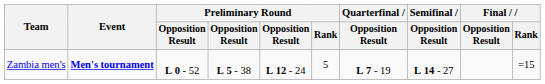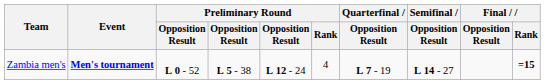(326, 65) 5 -> (326, 65) 4
(526, 65) normal -> (526, 65) bold
